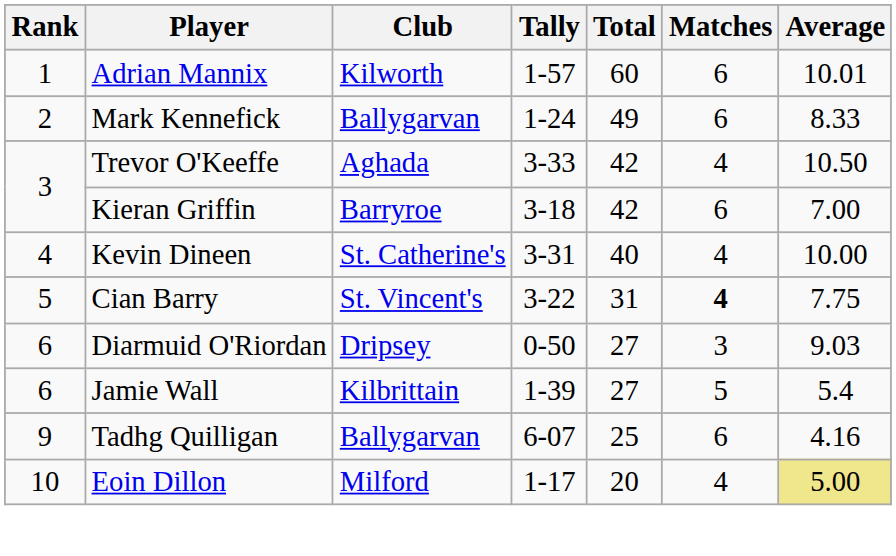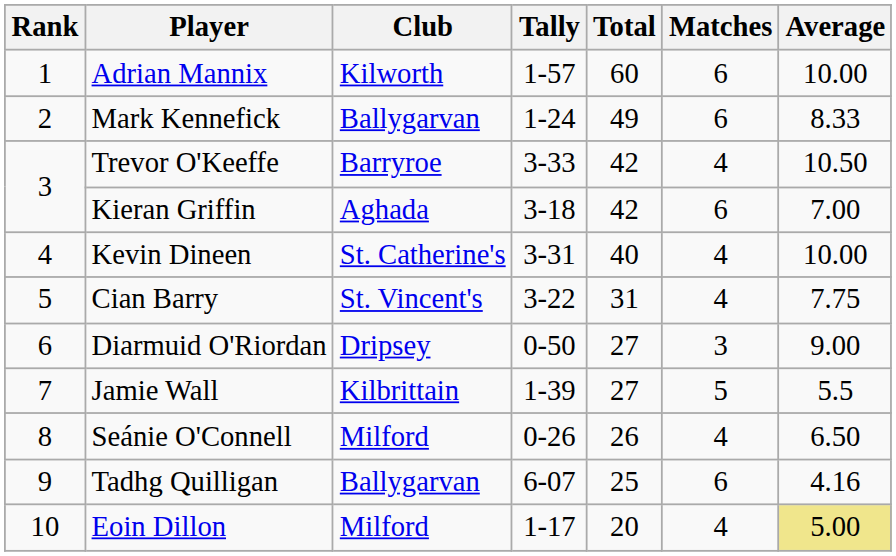(835, 72) 10.01 -> (835, 72) 10.00
(384, 163) Aghada -> (391, 163) Barryroe
(391, 208) Barryroe -> (384, 208) Aghada
(721, 299) bold -> (721, 299) normal
(835, 345) 9.03 -> (835, 345) 9.00
(45, 390) 6 -> (45, 390) 7
(835, 390) 5.4 -> (835, 390) 5.5
+ row: (192, 436)
